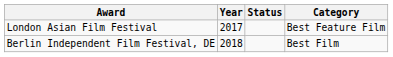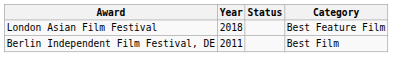(231, 28) 2017 -> (231, 28) 2018
(231, 44) 2018 -> (231, 44) 2011
